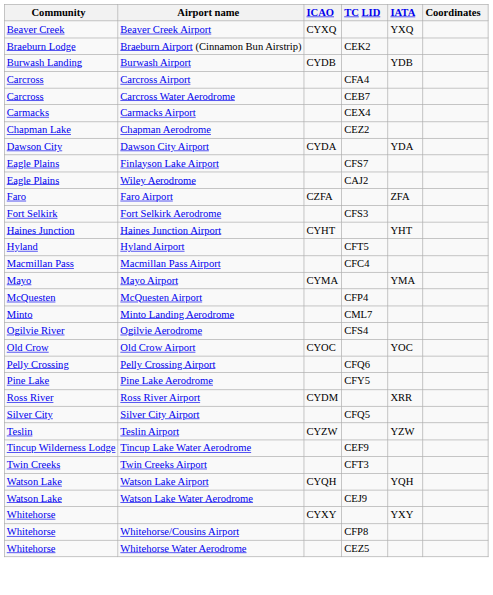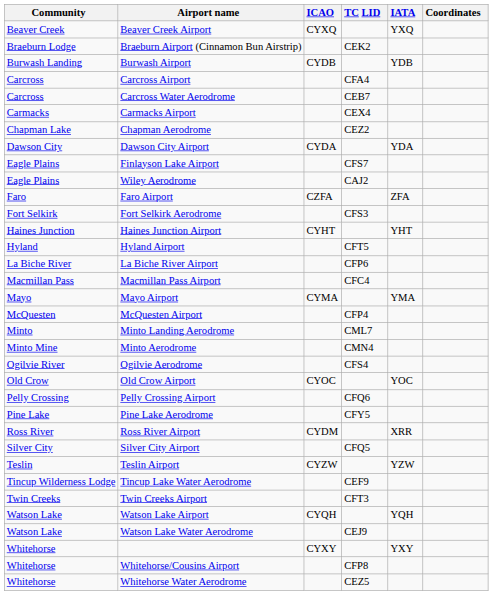+ row: (169, 264)
+ row: (158, 347)
